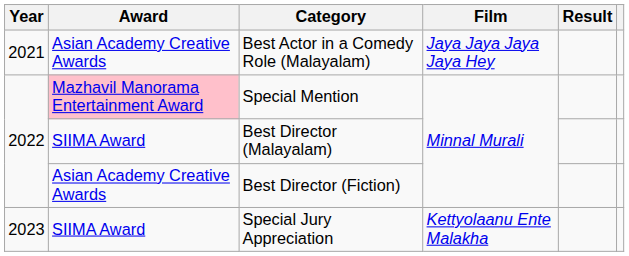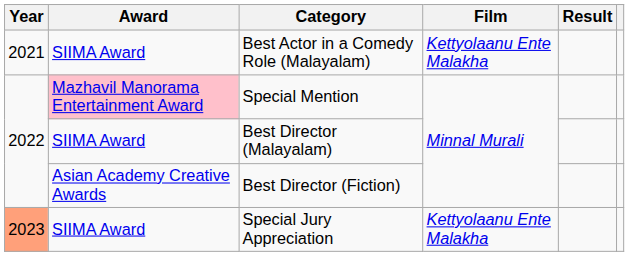(141, 52) Asian Academy Creative Awards -> (99, 52) SIIMA Award
(483, 52) Jaya Jaya Jaya Jaya Hey -> (489, 52) Kettyolaanu Ente Malakha
(26, 229) no background -> (26, 229) lightsalmon background
